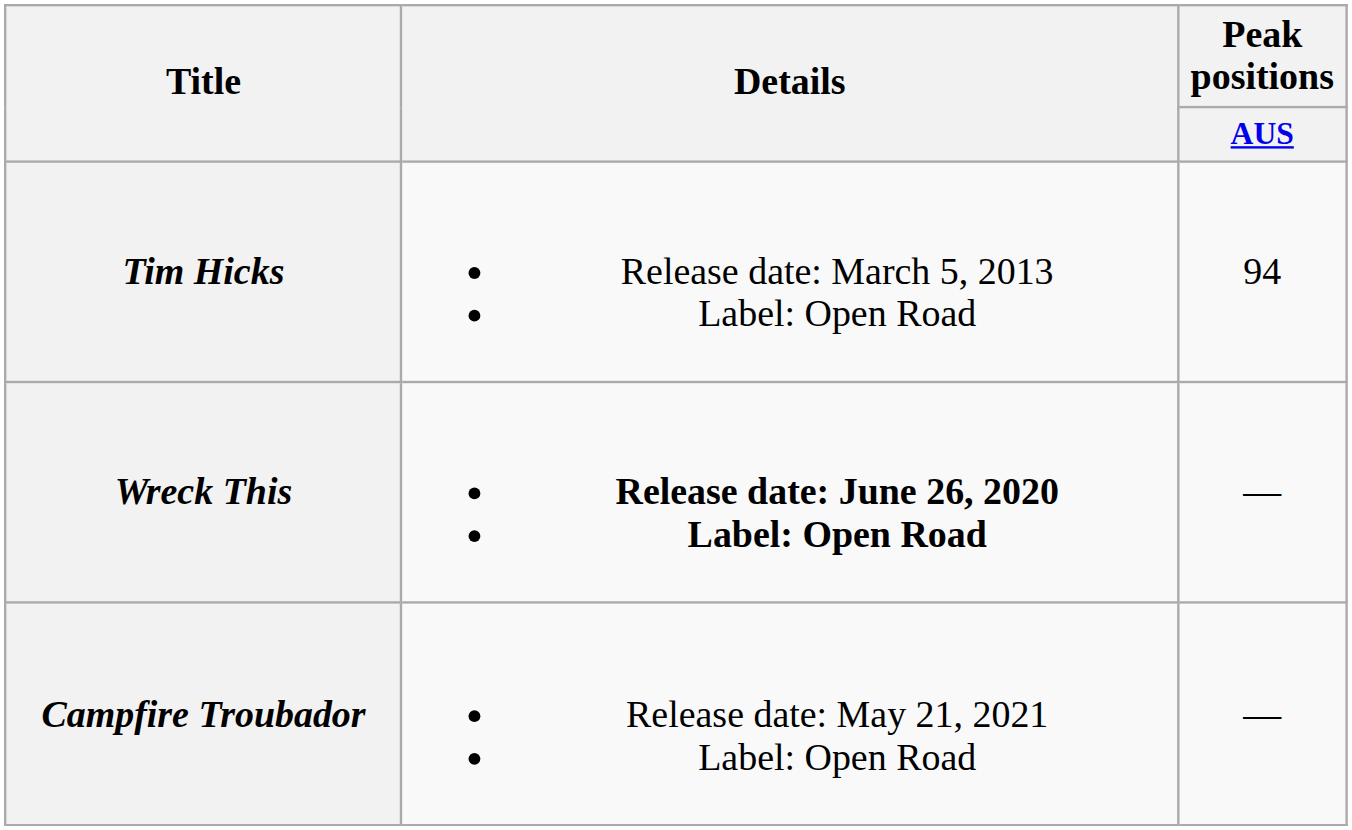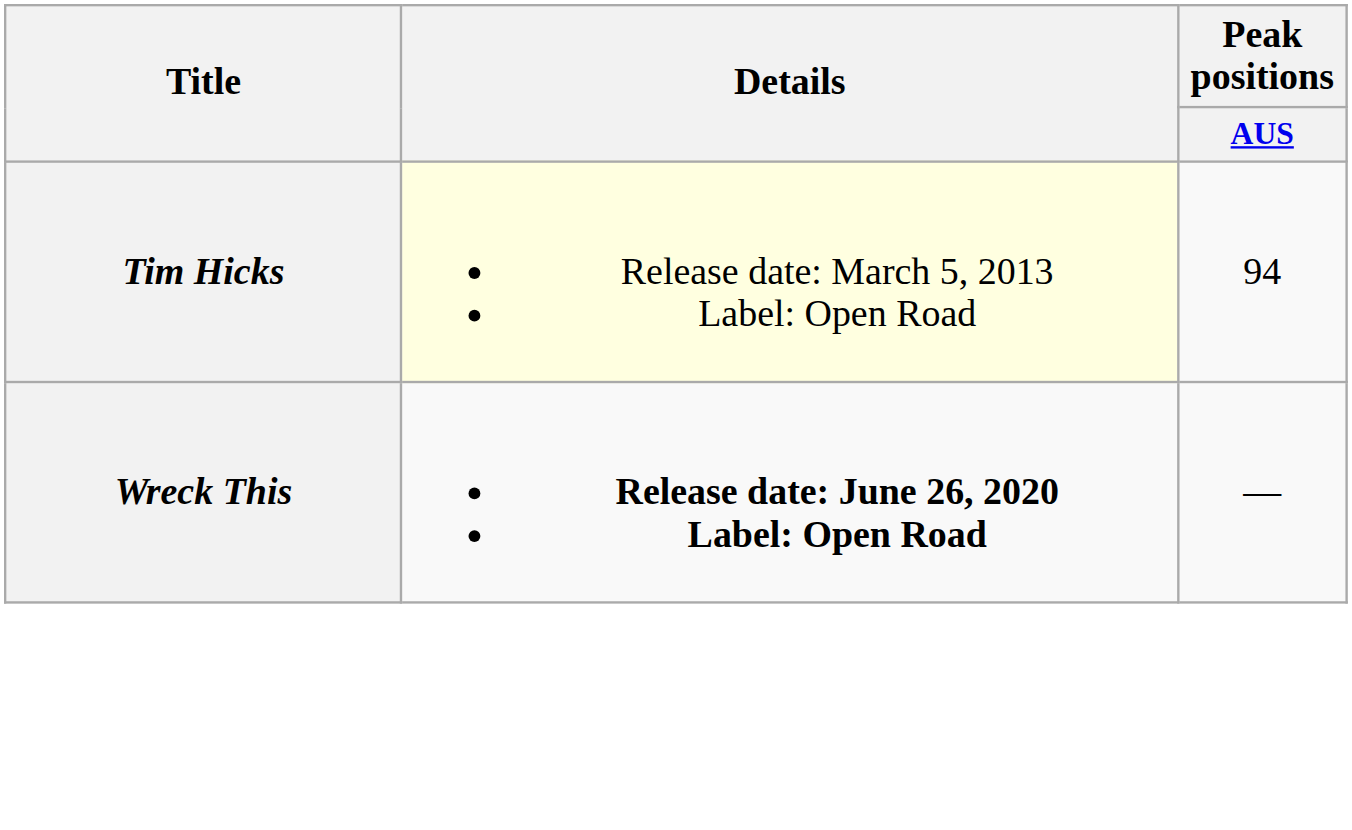(790, 293) no background -> (790, 293) lightyellow background
- row: (204, 713)
